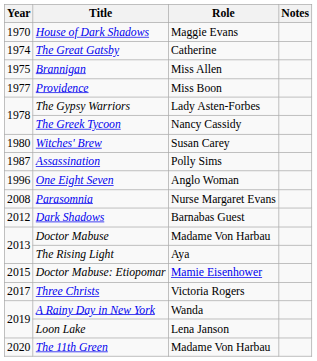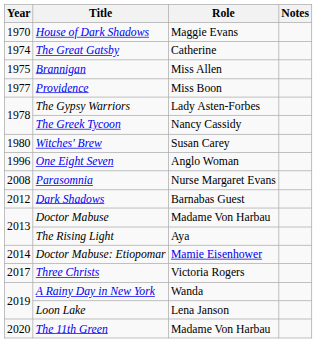- row: (68, 161)
(19, 273) 2015 -> (19, 254) 2014
